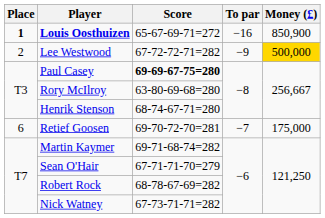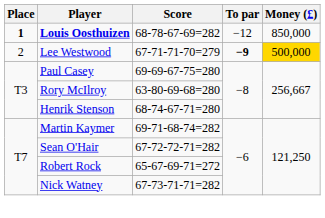(178, 33) 65-67-69-71=272 -> (178, 33) 68-78-67-69=282
(243, 33) −16 -> (242, 33) −12
(291, 33) 850,900 -> (291, 33) 850,000
(178, 52) 67-72-72-71=282 -> (178, 52) 67-71-71-70=279
(243, 52) normal -> (242, 52) bold
(178, 71) bold -> (178, 71) normal
- row: (74, 128)
(178, 166) 67-71-71-70=279 -> (178, 147) 67-72-72-71=282
(178, 185) 68-78-67-69=282 -> (178, 166) 65-67-69-71=272
